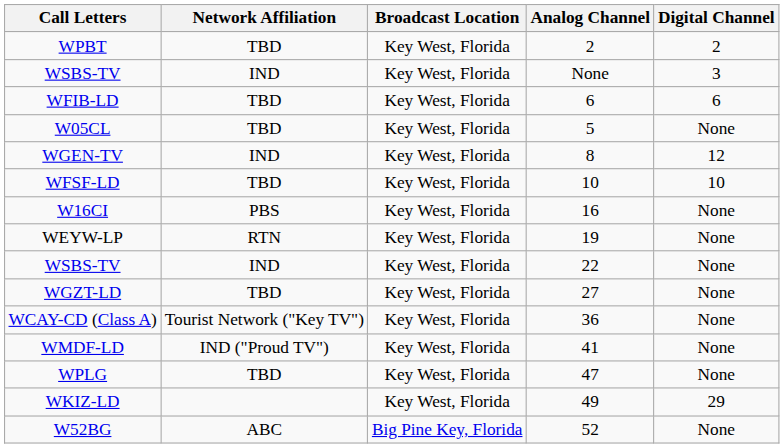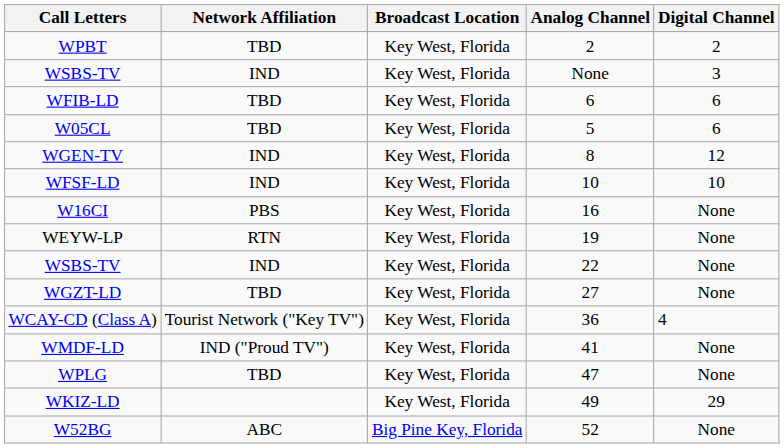(716, 127) None -> (716, 127) 6
(264, 182) TBD -> (264, 182) IND
(716, 319) None -> (662, 319) 4
